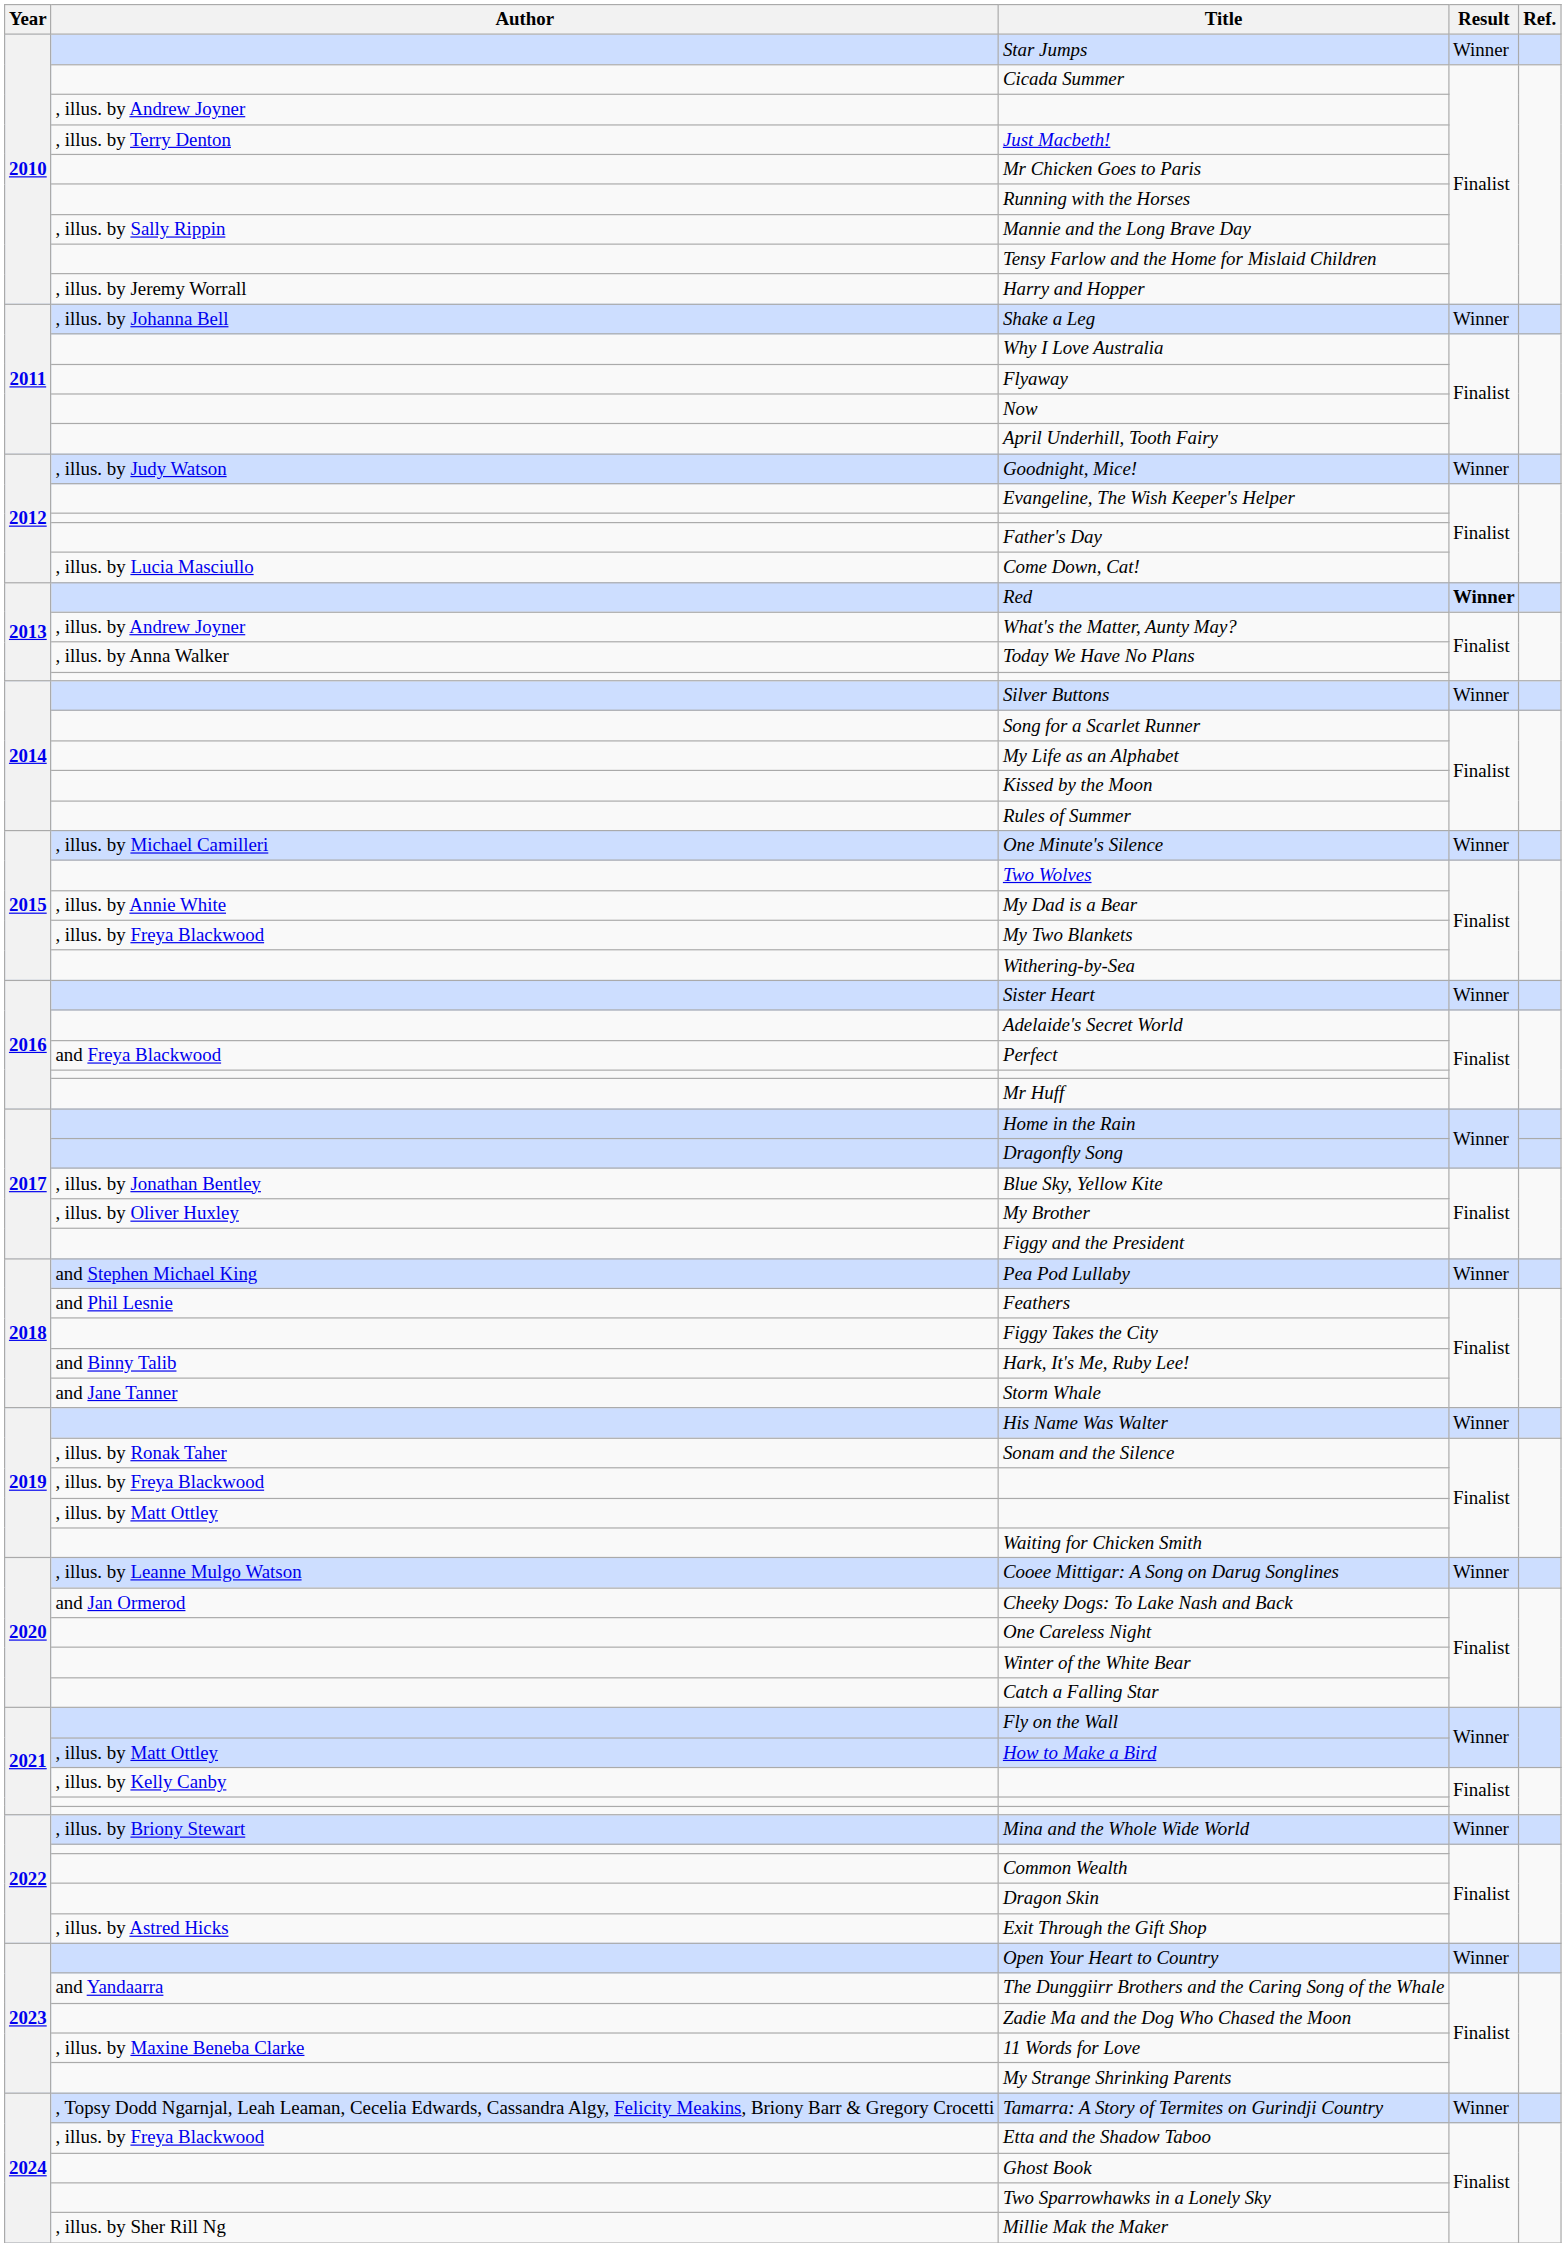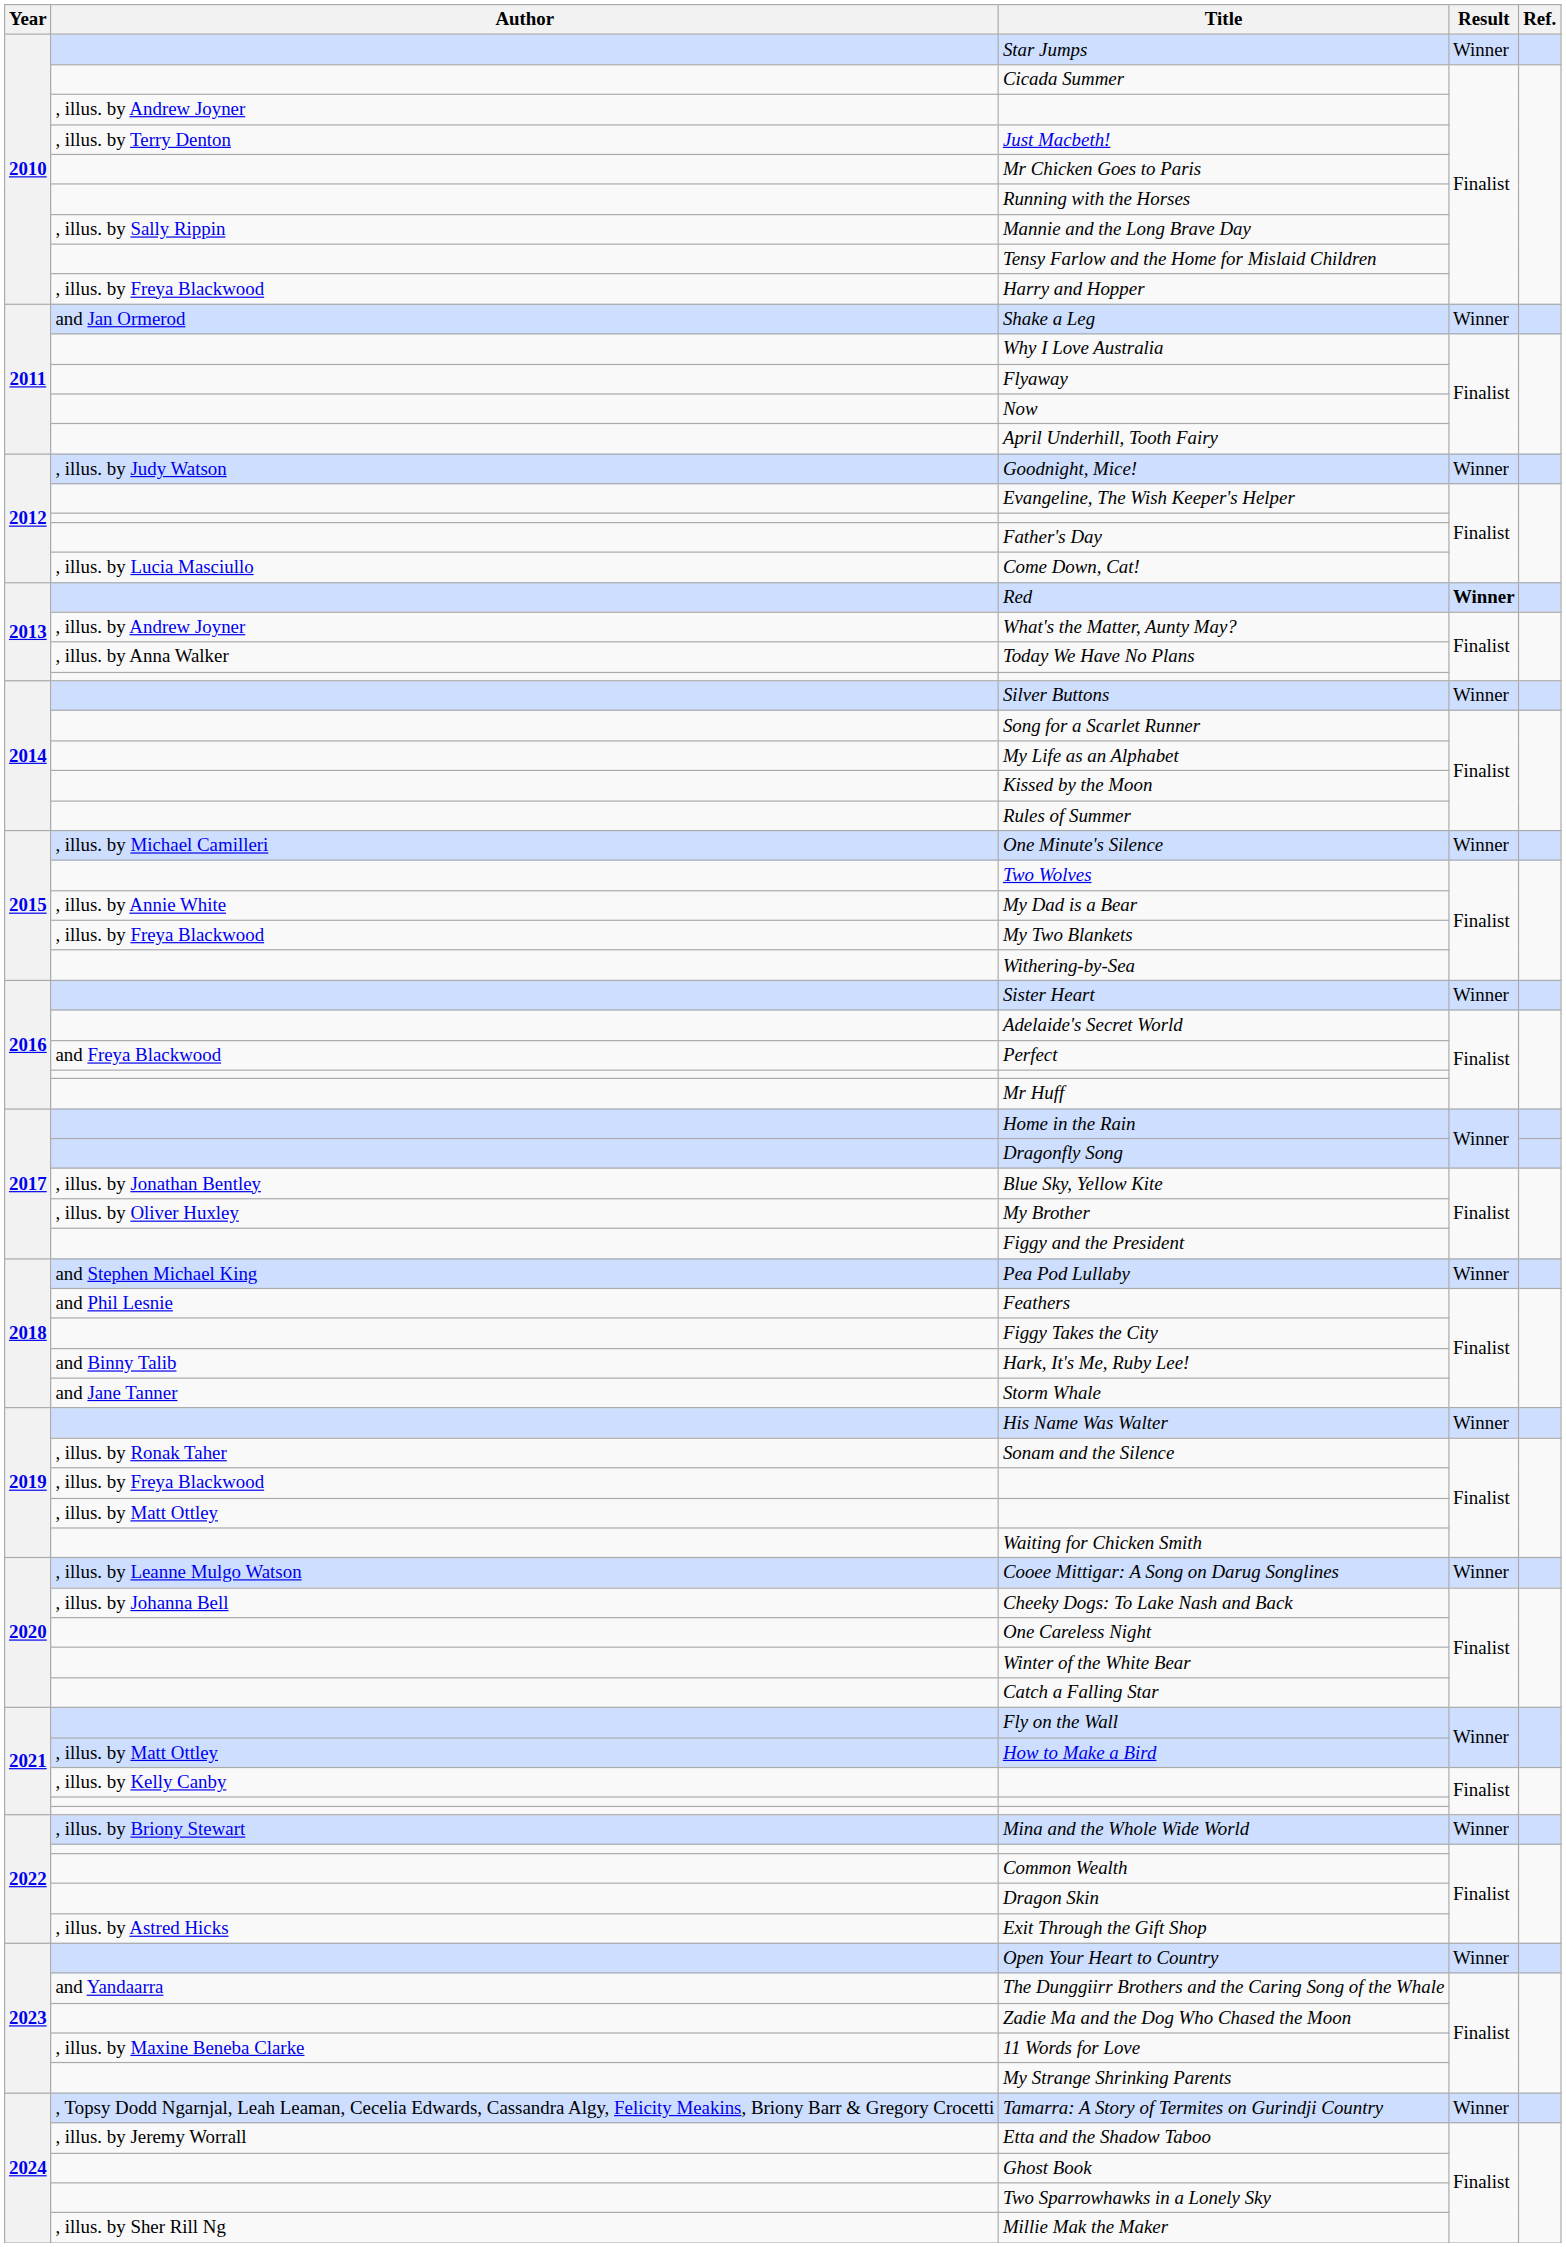(151, 288) , illus. by Jeremy Worrall -> (160, 288) , illus. by Freya Blackwood
(142, 318) , illus. by Johanna Bell -> (120, 318) and Jan Ormerod
(120, 1602) and Jan Ormerod -> (142, 1602) , illus. by Johanna Bell
(160, 2137) , illus. by Freya Blackwood -> (151, 2137) , illus. by Jeremy Worrall
